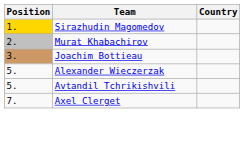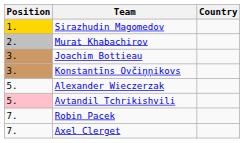+ row: (118, 71)
(12, 86) no background -> (12, 101) pink background
+ row: (85, 116)
